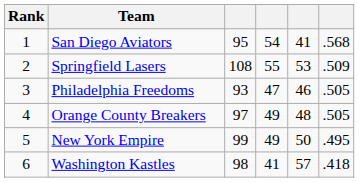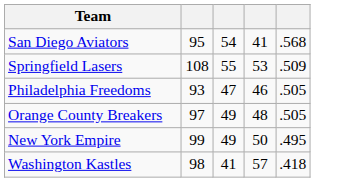- column: (26, 16)
